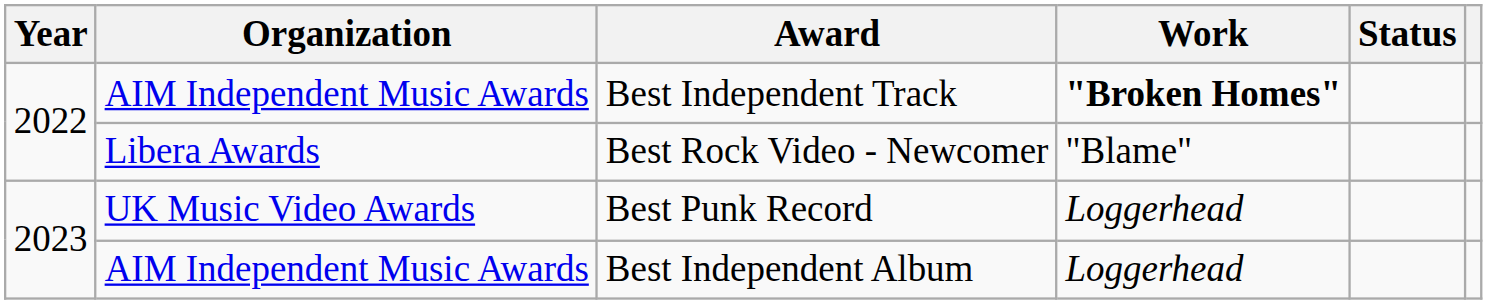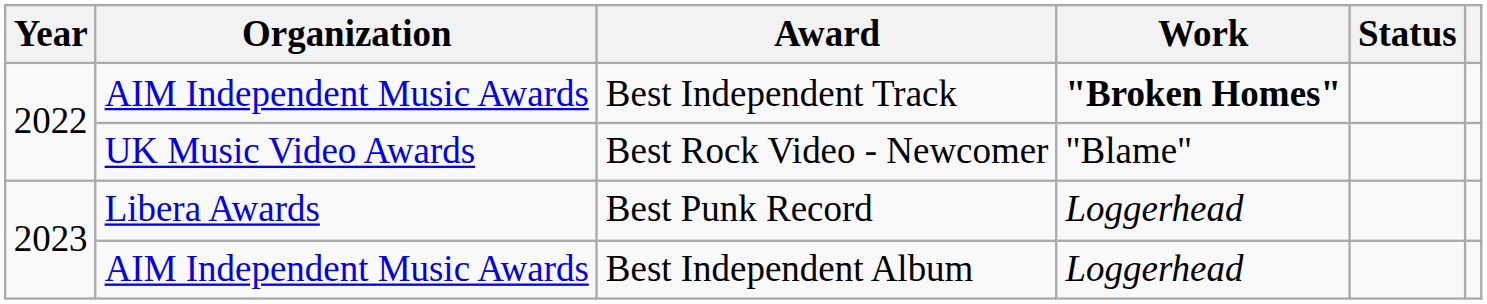(212, 151) Libera Awards -> (290, 151) UK Music Video Awards
(290, 209) UK Music Video Awards -> (212, 209) Libera Awards
